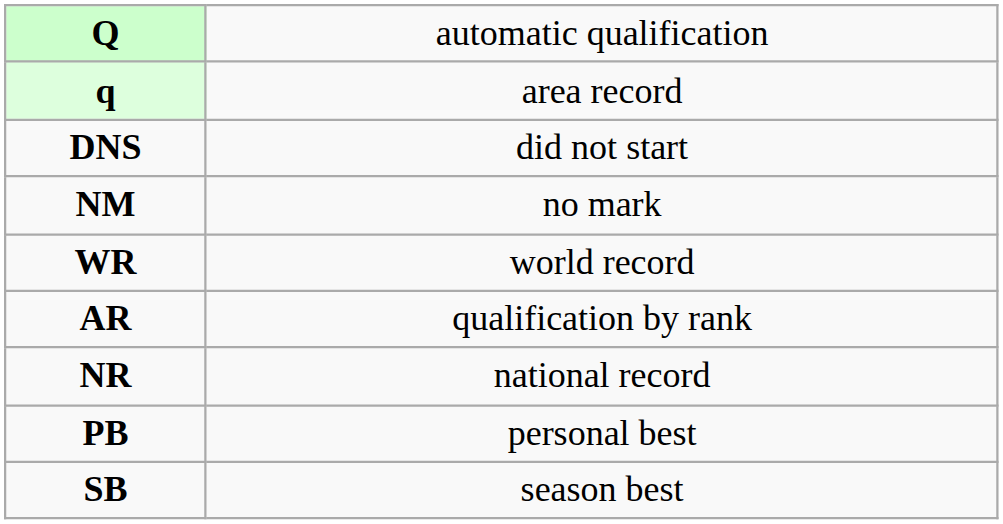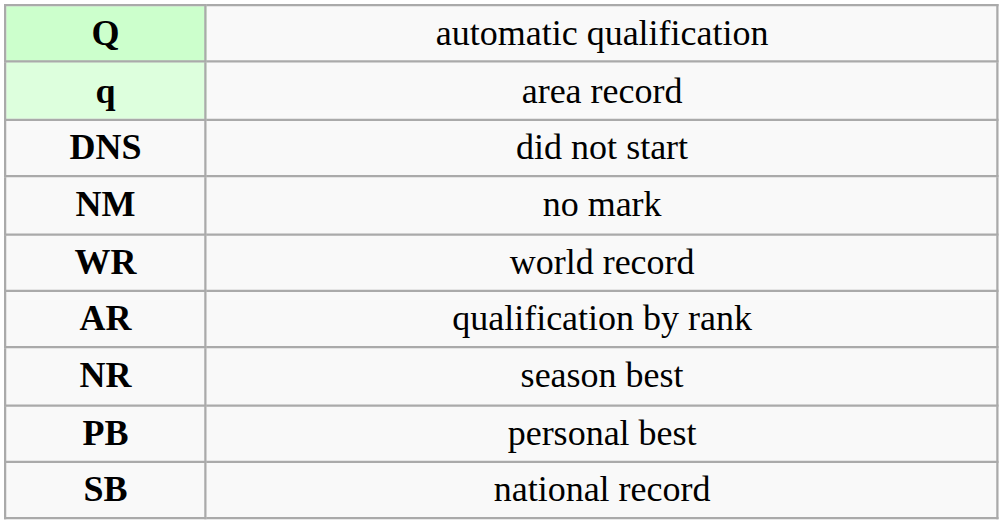(602, 375) national record -> (602, 375) season best
(602, 489) season best -> (602, 489) national record
